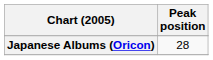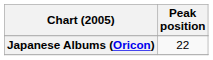(183, 45) 28 -> (183, 45) 22
